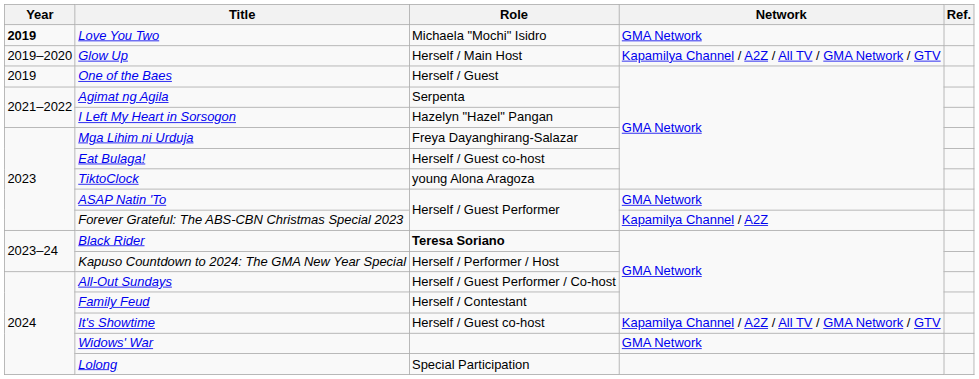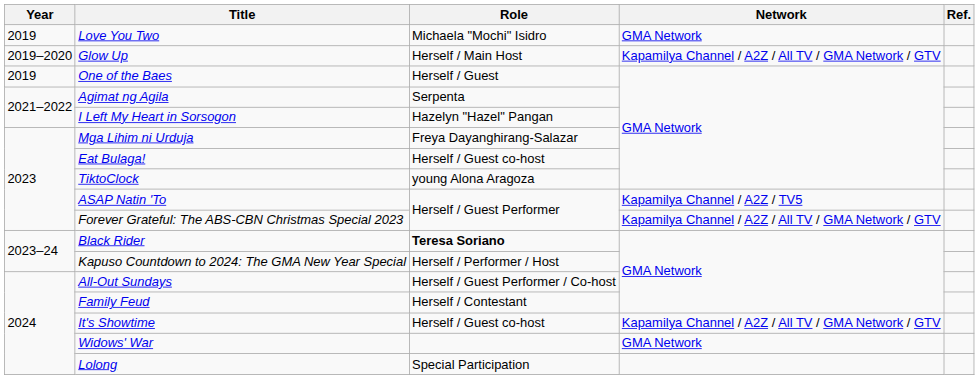(22, 35) bold -> (22, 35) normal
(662, 199) GMA Network -> (712, 199) Kapamilya Channel / A2Z / TV5
(695, 220) Kapamilya Channel / A2Z -> (781, 220) Kapamilya Channel / A2Z / All TV / GMA Network / GTV
